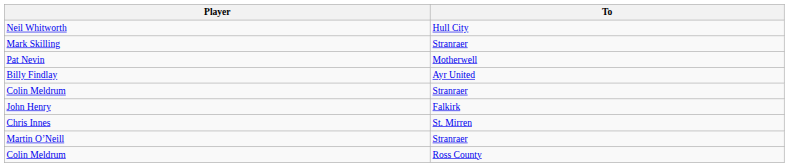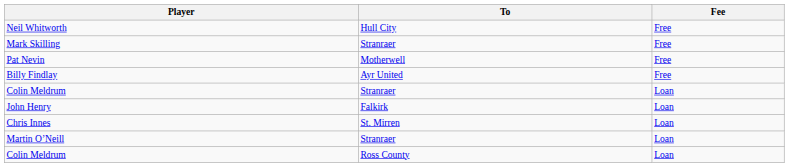+ column: (718, 12)
